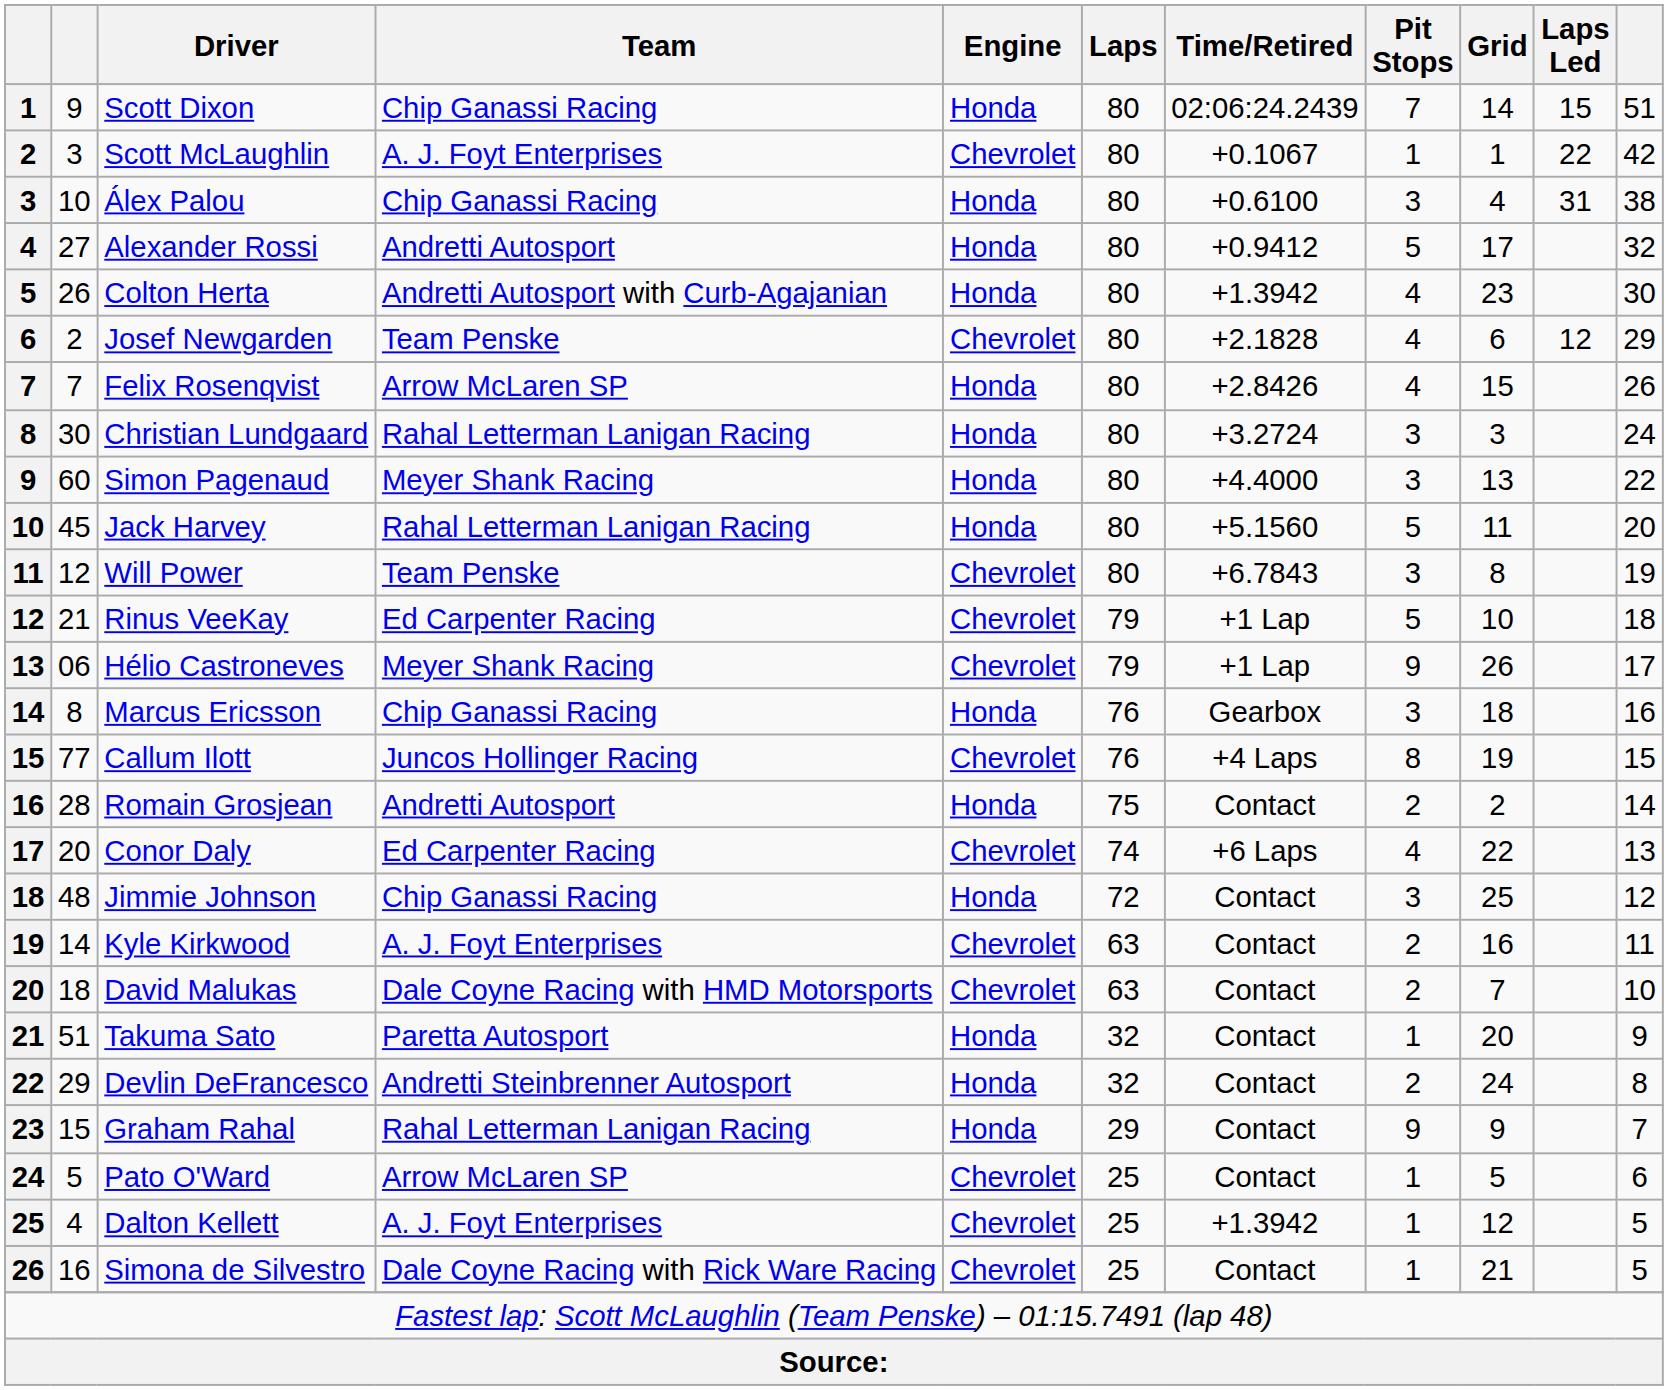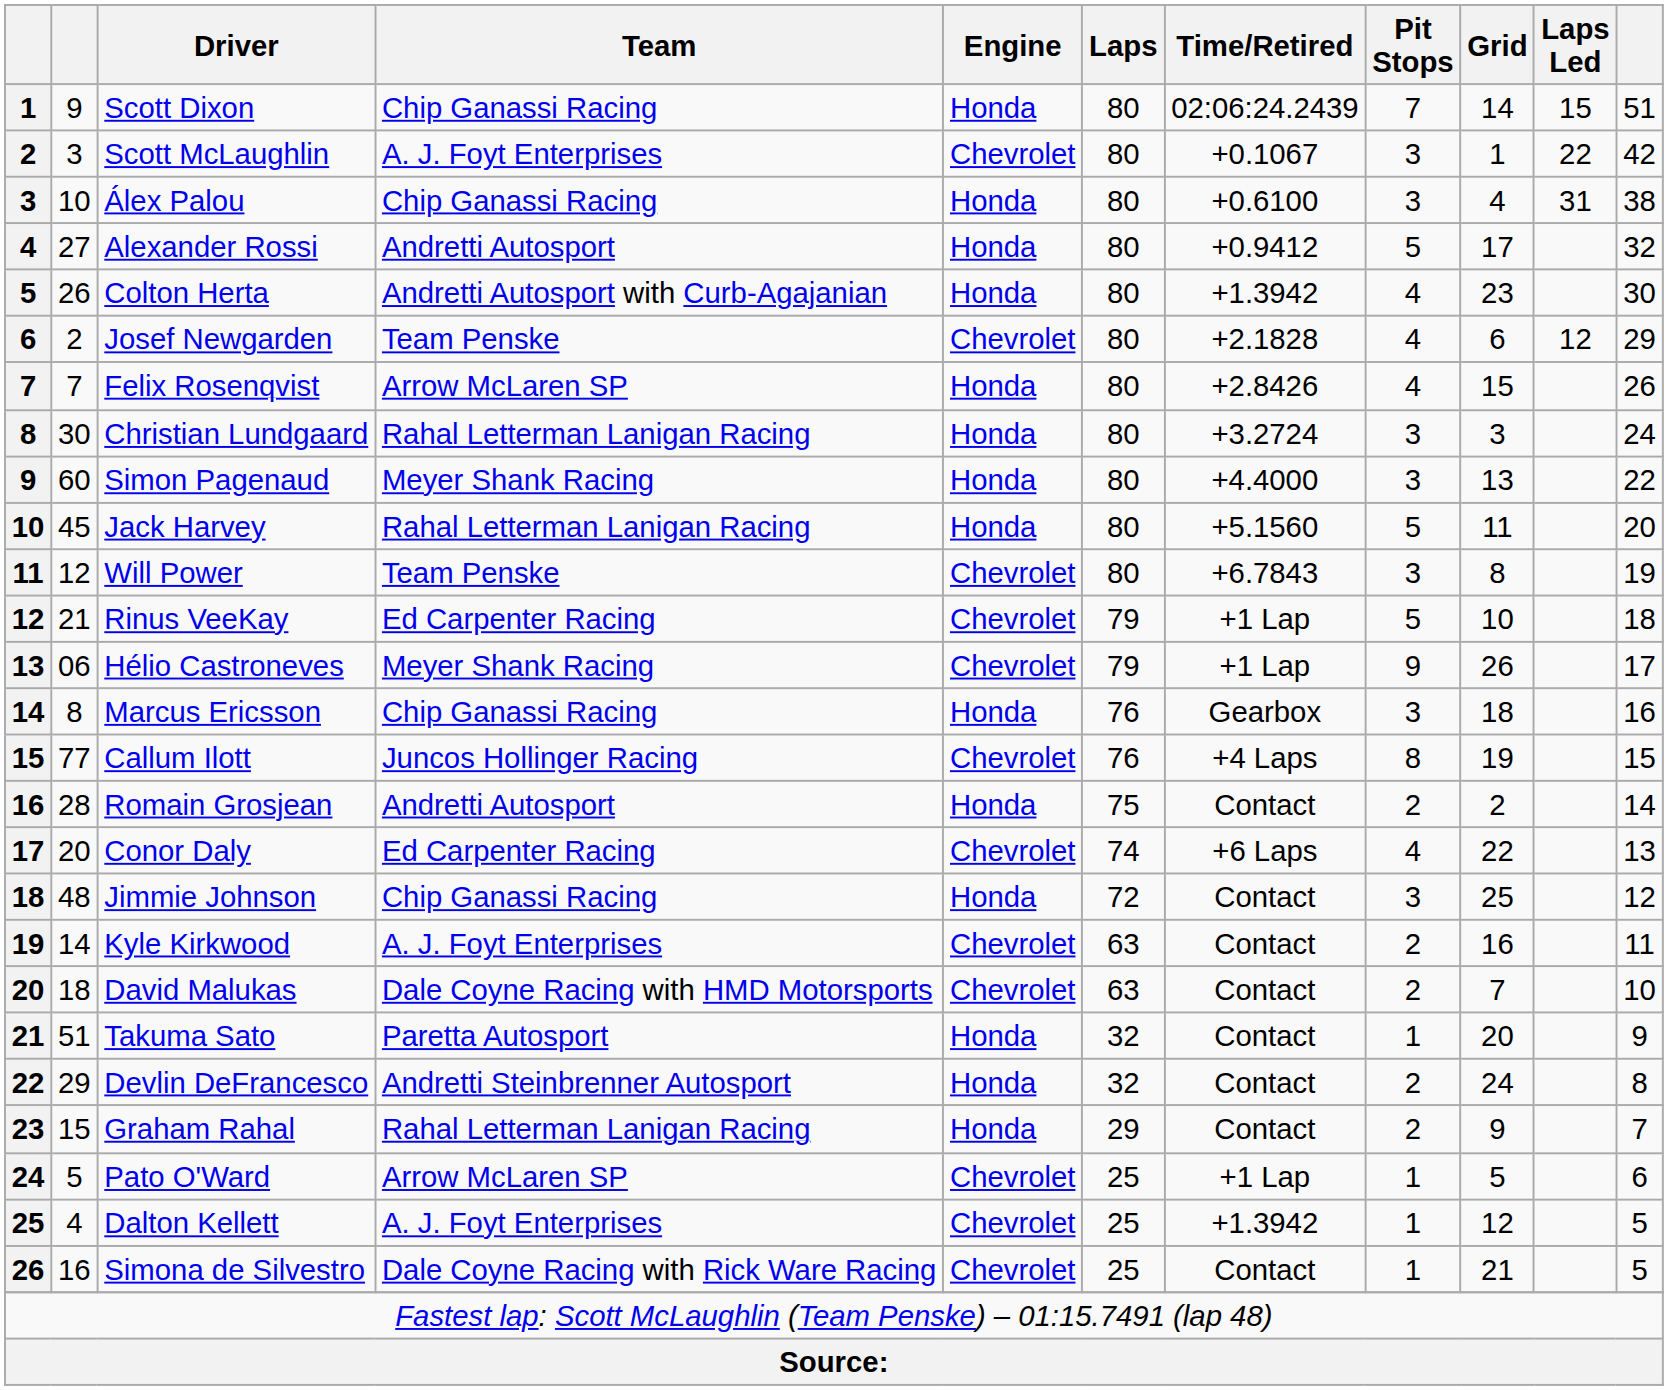(1413, 154) 1 -> (1413, 154) 3
(1413, 1129) 9 -> (1413, 1129) 2
(1265, 1176) Contact -> (1265, 1176) +1 Lap
